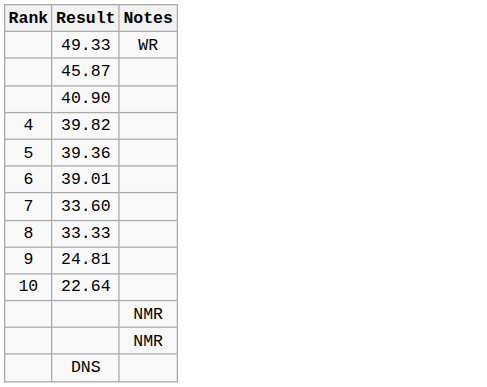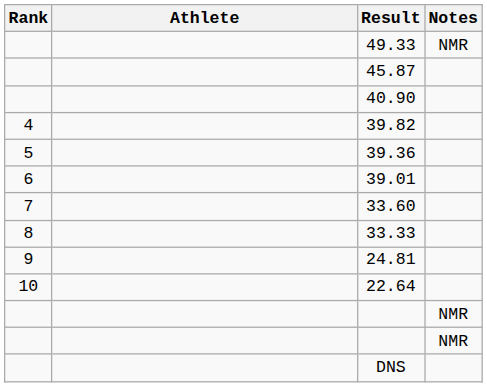+ column: (205, 18)
(148, 45) WR -> (453, 45) NMR
